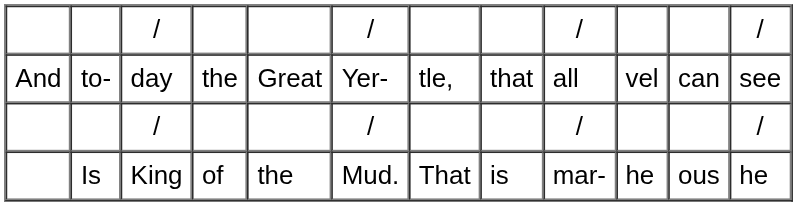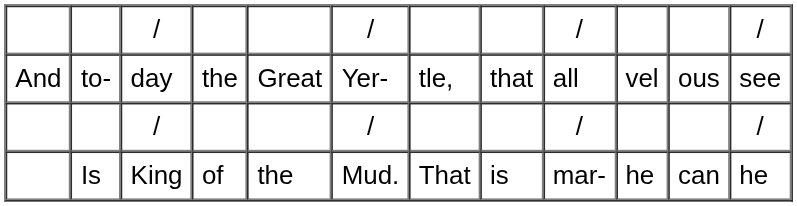(699, 78) can -> (699, 78) ous
(699, 175) ous -> (699, 175) can
